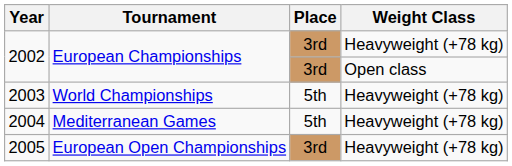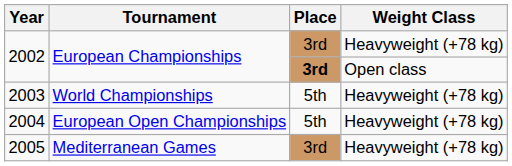(315, 70) normal -> (315, 70) bold
(134, 122) Mediterranean Games -> (169, 122) European Open Championships
(169, 148) European Open Championships -> (134, 148) Mediterranean Games
